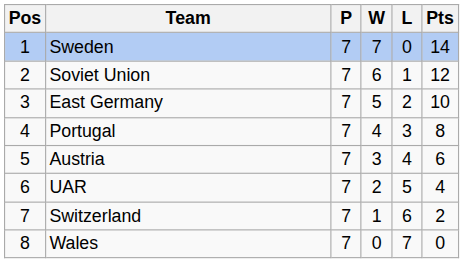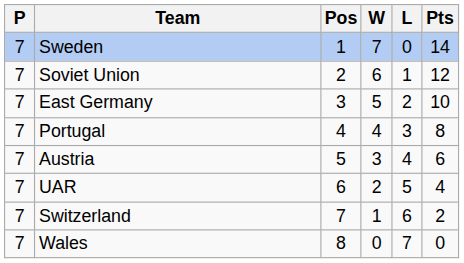columns swapped: (25, 18) <-> (346, 18)
